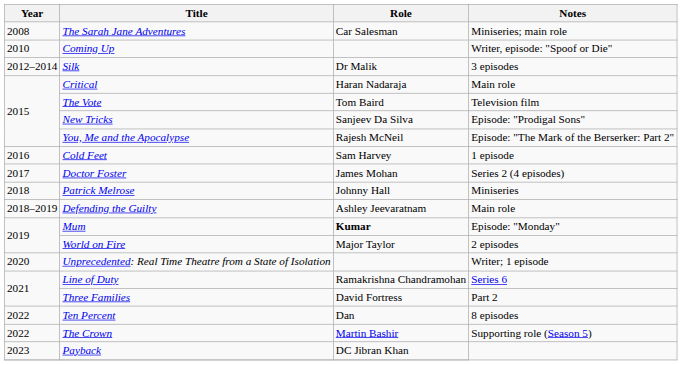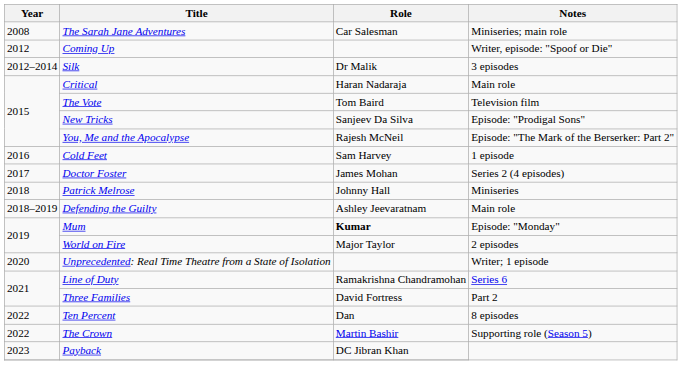(18, 48) 2010 -> (18, 48) 2012
